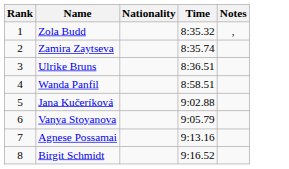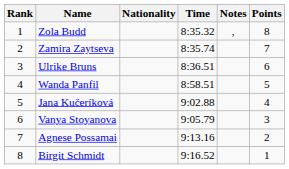+ column: (267, 13)
